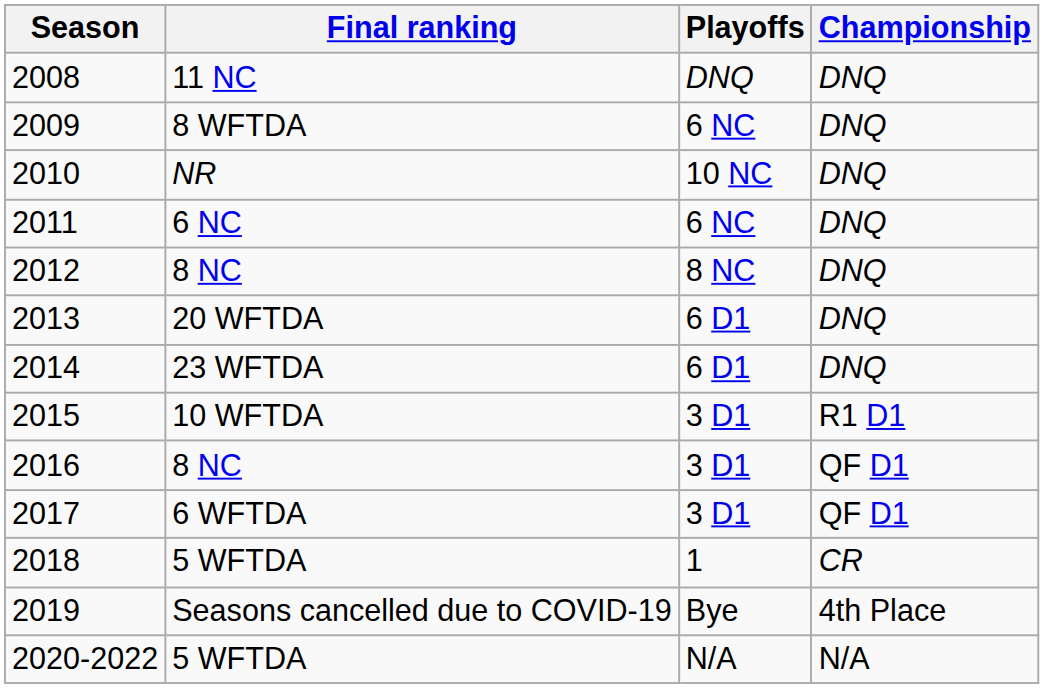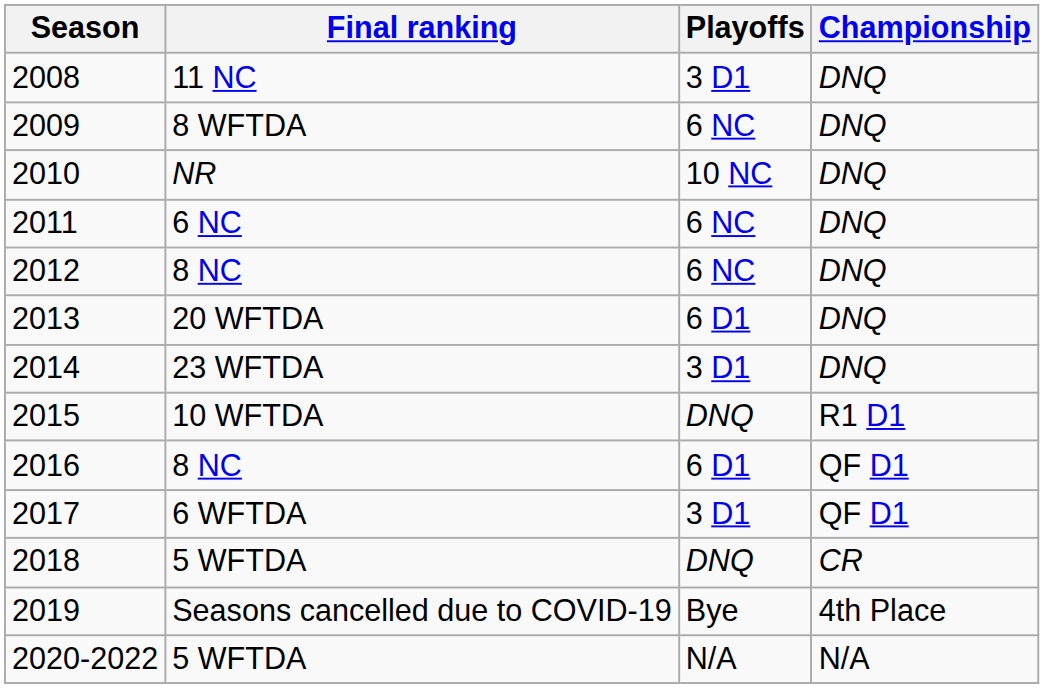(720, 77) DNQ -> (718, 77) 3 D1
(721, 271) 8 NC -> (721, 271) 6 NC
(718, 367) 6 D1 -> (718, 367) 3 D1
(718, 416) 3 D1 -> (720, 416) DNQ
(718, 464) 3 D1 -> (718, 464) 6 D1
(694, 561) 1 -> (720, 561) DNQ
